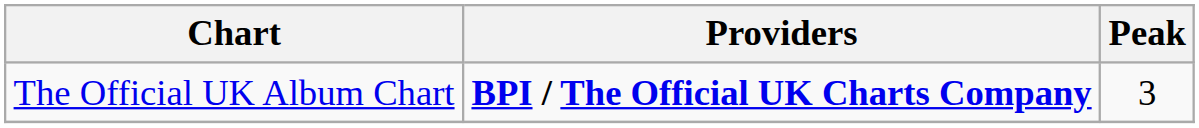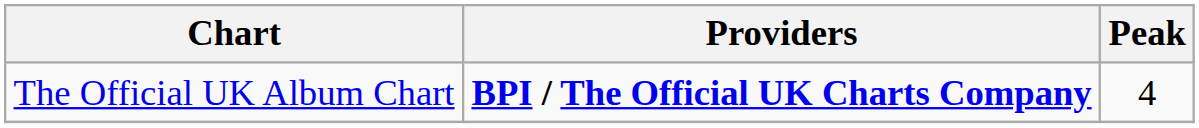(1147, 91) 3 -> (1147, 91) 4
